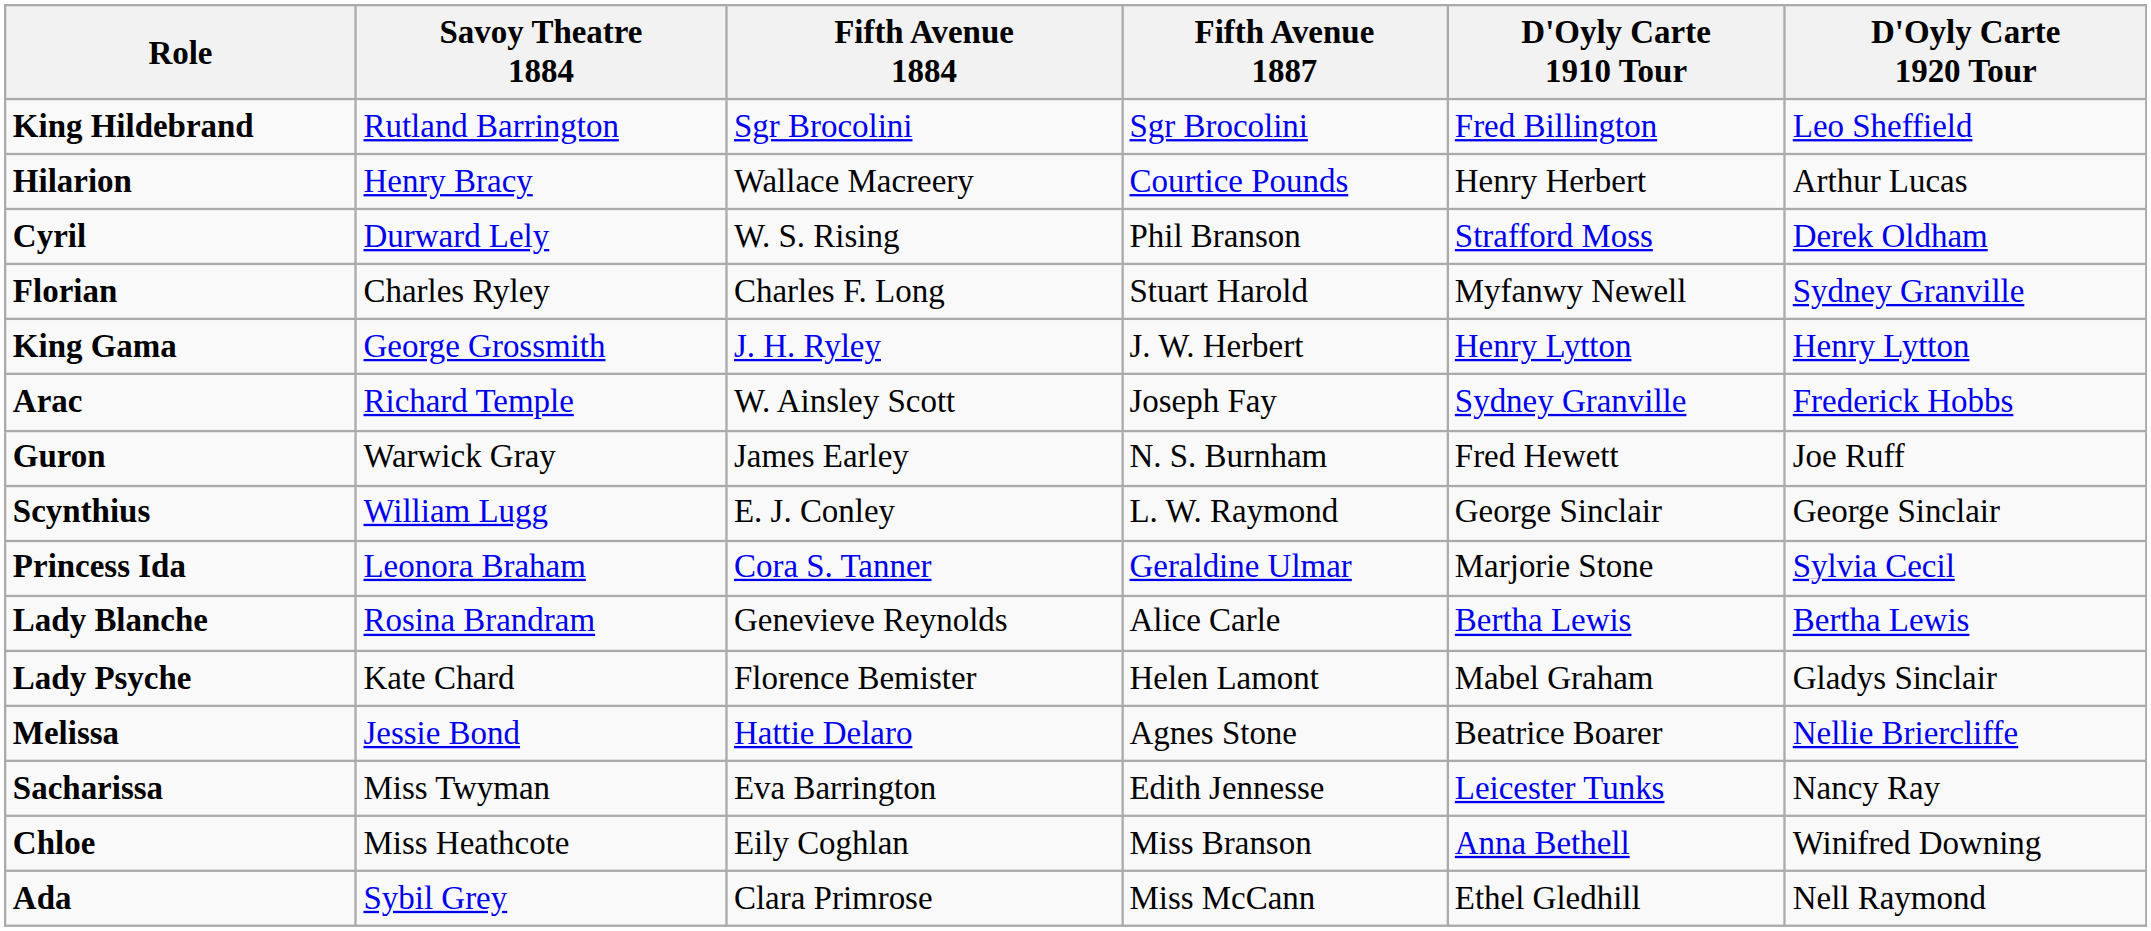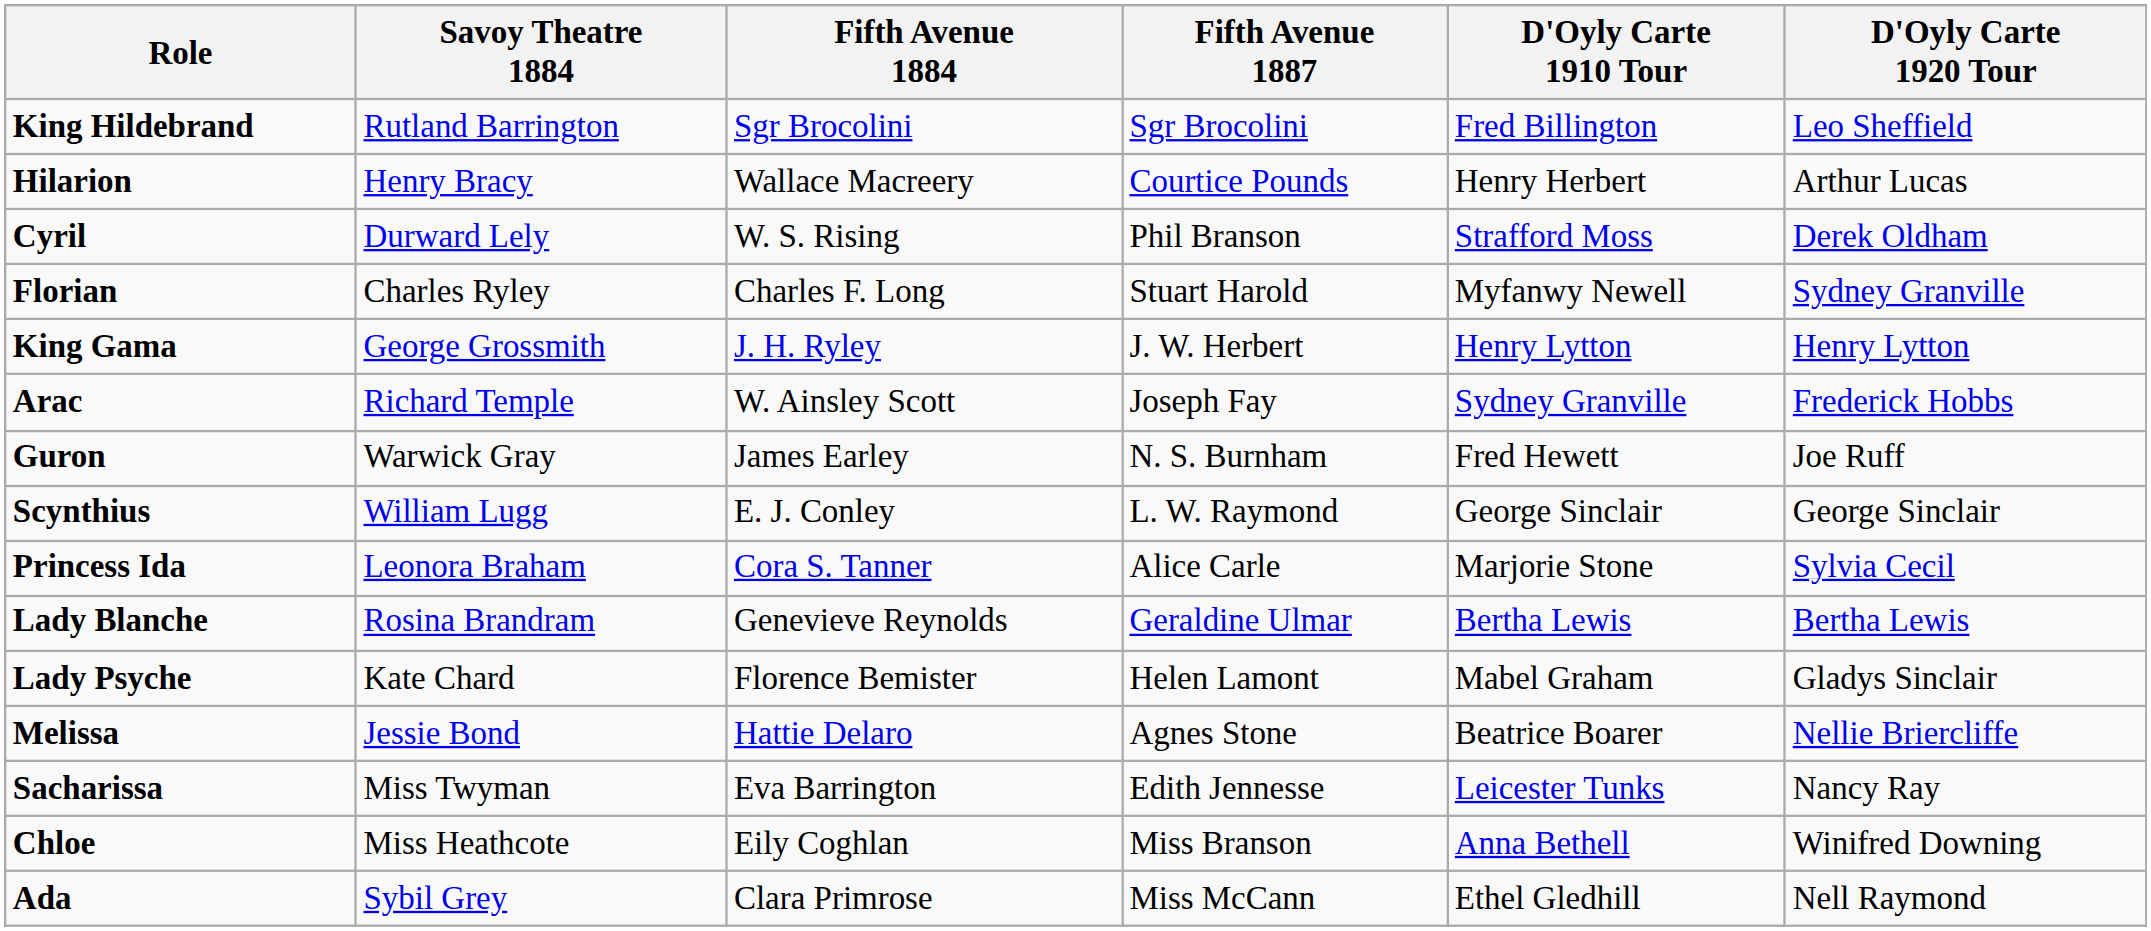(1241, 566) Geraldine Ulmar -> (1205, 566) Alice Carle
(1205, 621) Alice Carle -> (1241, 621) Geraldine Ulmar
